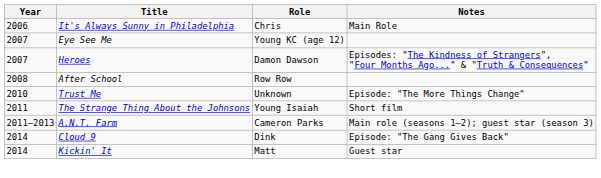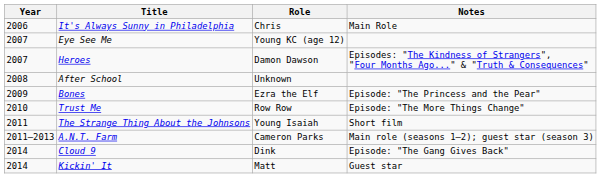(273, 79) Row Row -> (273, 79) Unknown
+ row: (72, 94)
(273, 94) Unknown -> (273, 108) Row Row
